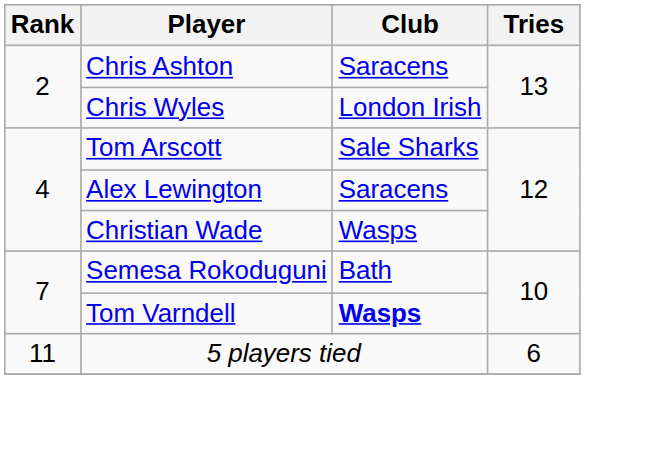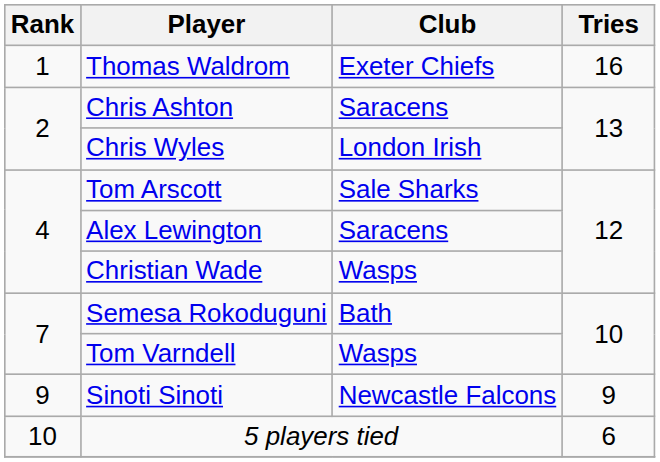+ row: (188, 66)
(380, 312) bold -> (378, 353) normal
+ row: (155, 395)
(42, 353) 11 -> (42, 436) 10
